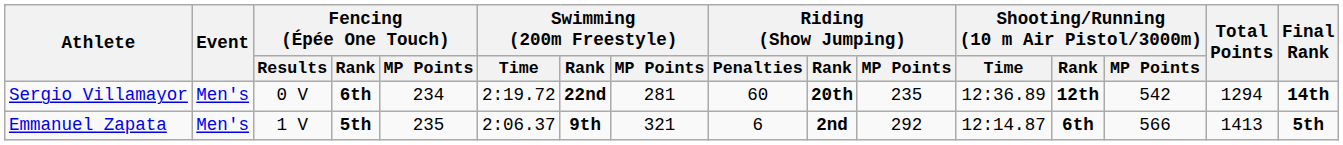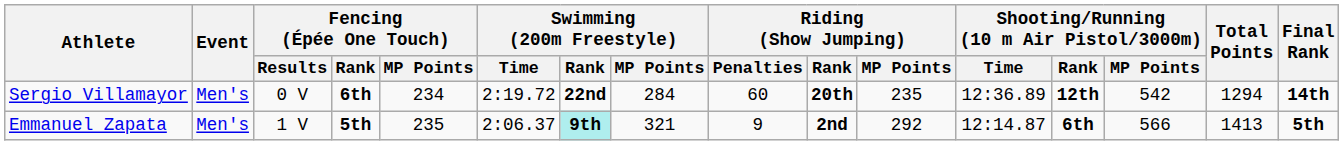(660, 96) 281 -> (660, 96) 284
(585, 125) no background -> (585, 125) paleturquoise background
(758, 125) 6 -> (758, 125) 9
